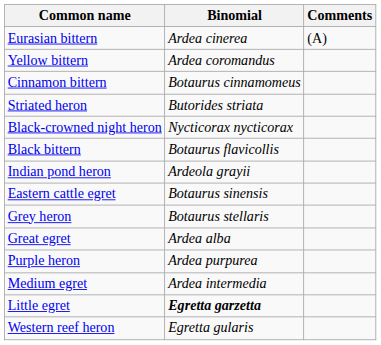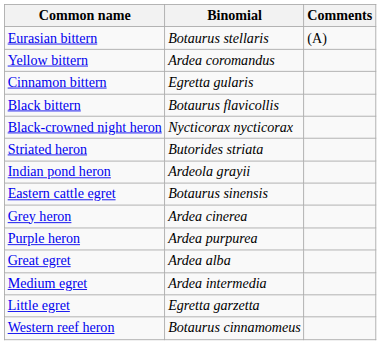(208, 37) Ardea cinerea -> (218, 37) Botaurus stellaris
(235, 82) Botaurus cinnamomeus -> (211, 82) Egretta gularis
rows swapped: (44, 149) <-> (47, 104)
(218, 216) Botaurus stellaris -> (208, 216) Ardea cinerea
rows swapped: (44, 261) <-> (39, 238)
(215, 305) bold -> (214, 305) normal
(211, 328) Egretta gularis -> (235, 328) Botaurus cinnamomeus
